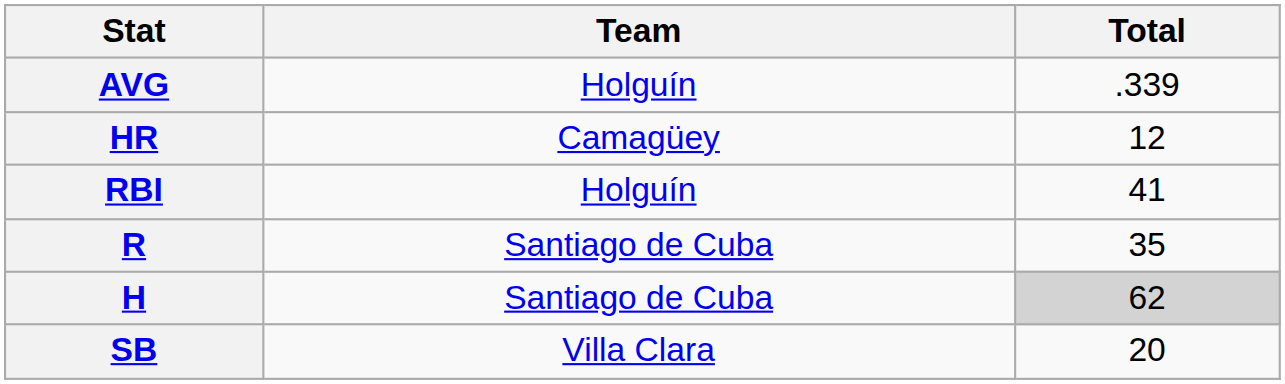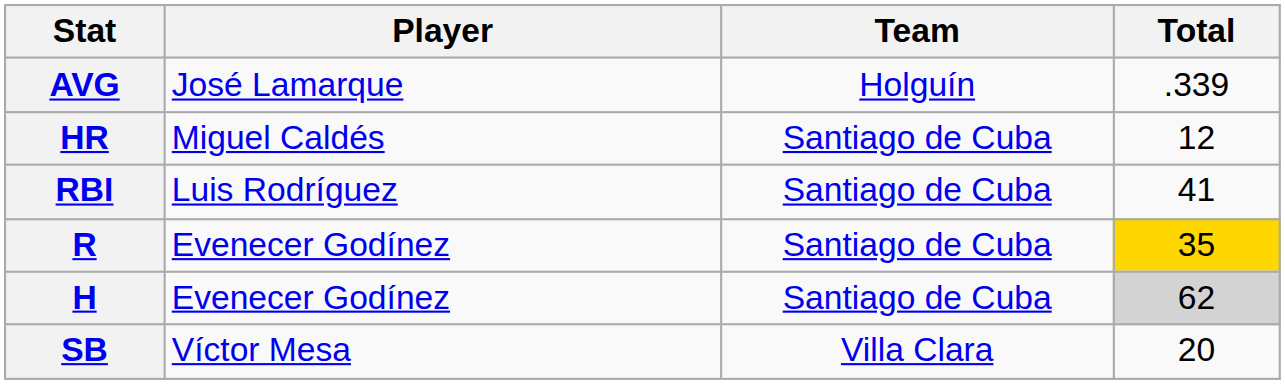+ column: (443, 31)
(639, 137) Camagüey -> (917, 137) Santiago de Cuba
(639, 191) Holguín -> (917, 191) Santiago de Cuba
(1147, 244) no background -> (1196, 244) gold background
